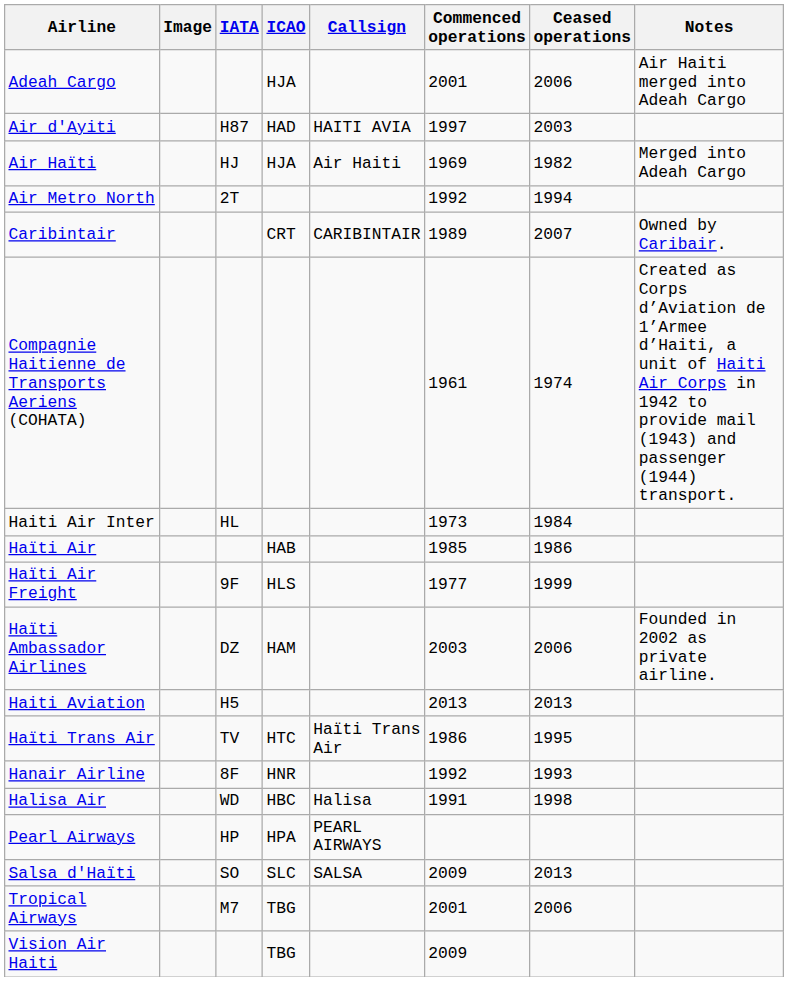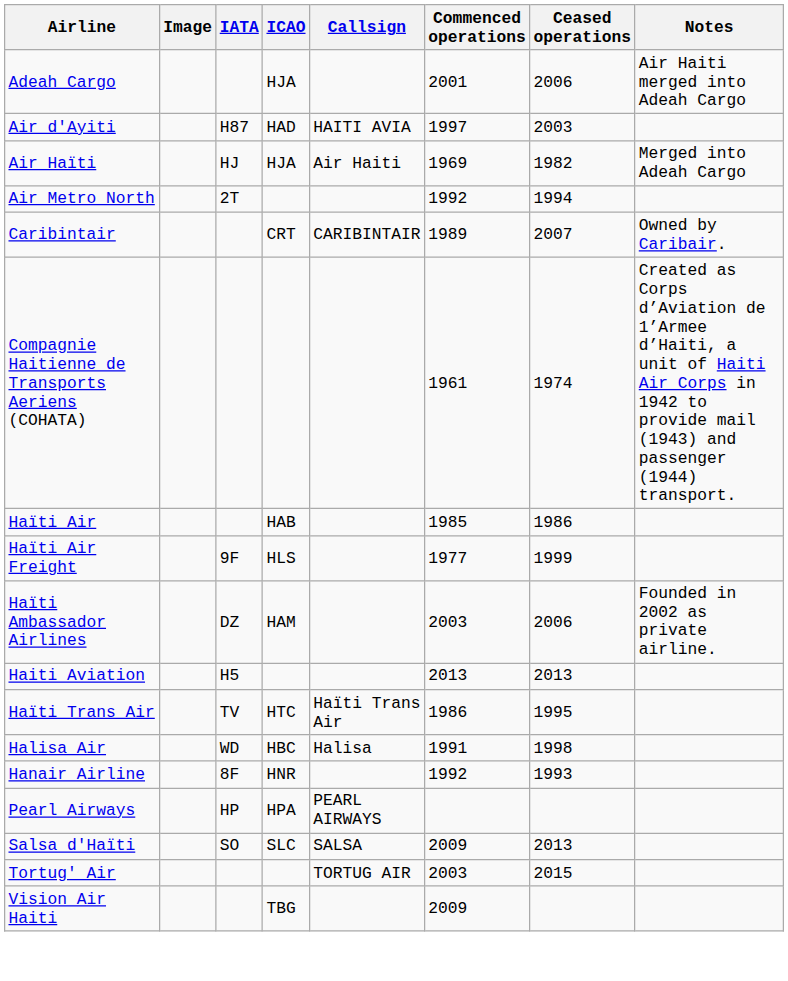- row: (82, 522)
rows swapped: (57, 801) <-> (77, 775)
+ row: (62, 873)
- row: (48, 909)
